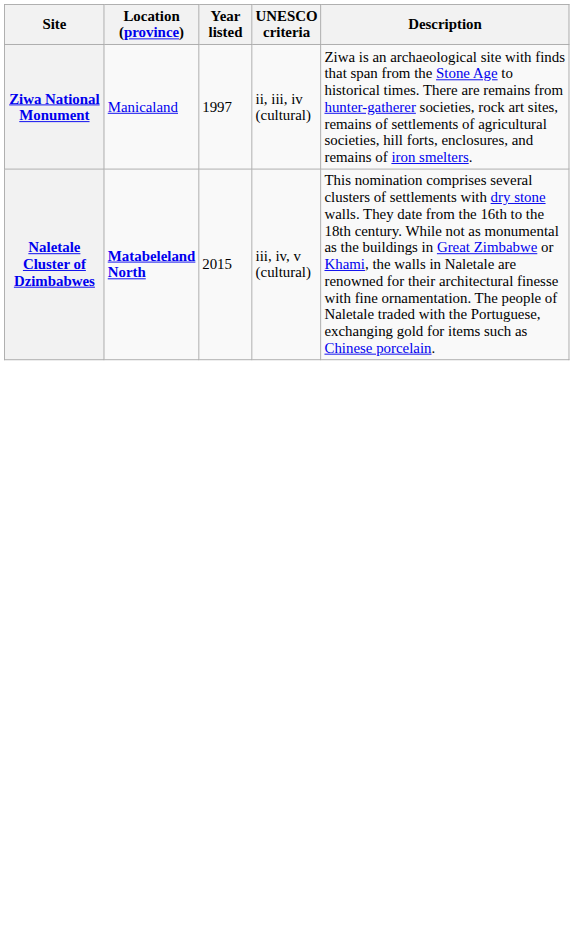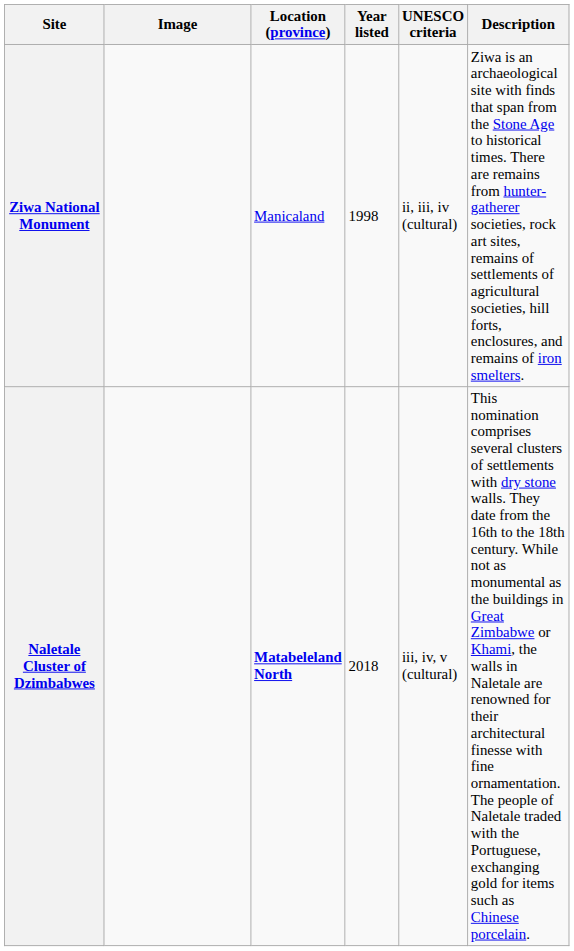+ column: (178, 24)
(217, 106) 1997 -> (363, 215) 1998
(217, 264) 2015 -> (363, 666) 2018
